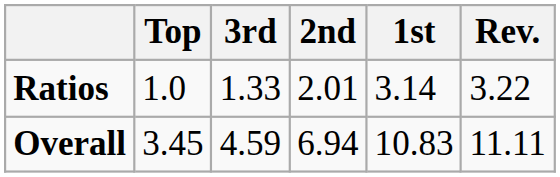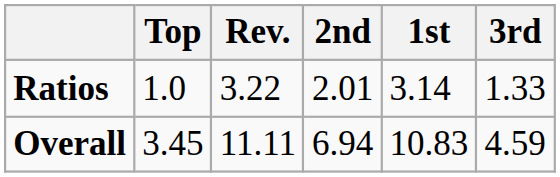columns swapped: (250, 32) <-> (508, 32)
